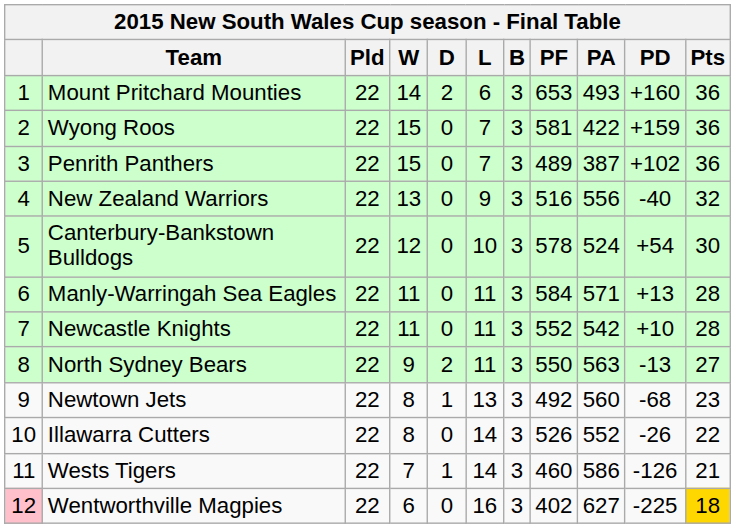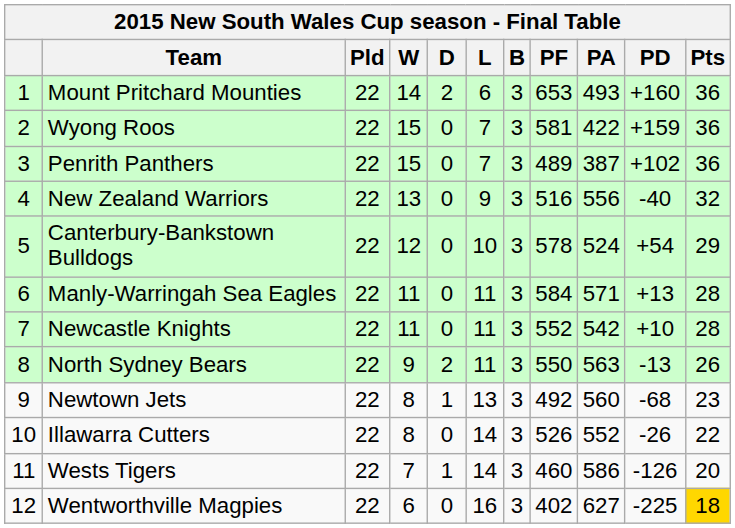(708, 246) 30 -> (708, 246) 29
(708, 364) 27 -> (708, 364) 26
(708, 470) 21 -> (708, 470) 20
(24, 505) pink background -> (24, 505) no background
